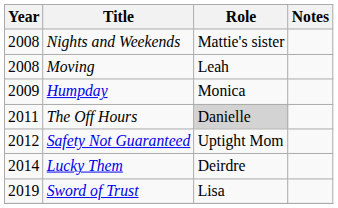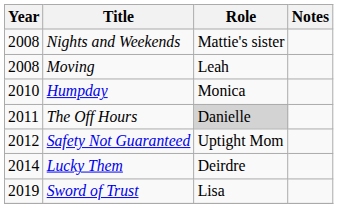(24, 91) 2009 -> (24, 91) 2010
